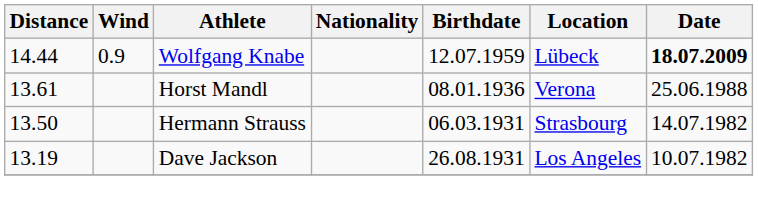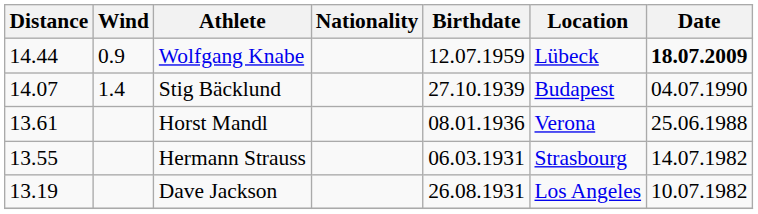+ row: (220, 89)
(34, 123) 13.50 -> (34, 157) 13.55
